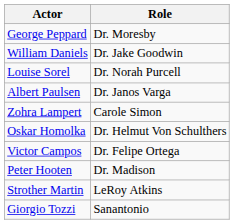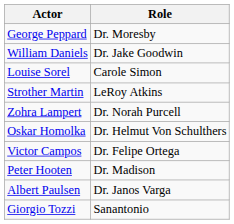(137, 72) Dr. Norah Purcell -> (128, 72) Carole Simon
rows swapped: (45, 190) <-> (44, 92)
(128, 111) Carole Simon -> (137, 111) Dr. Norah Purcell
